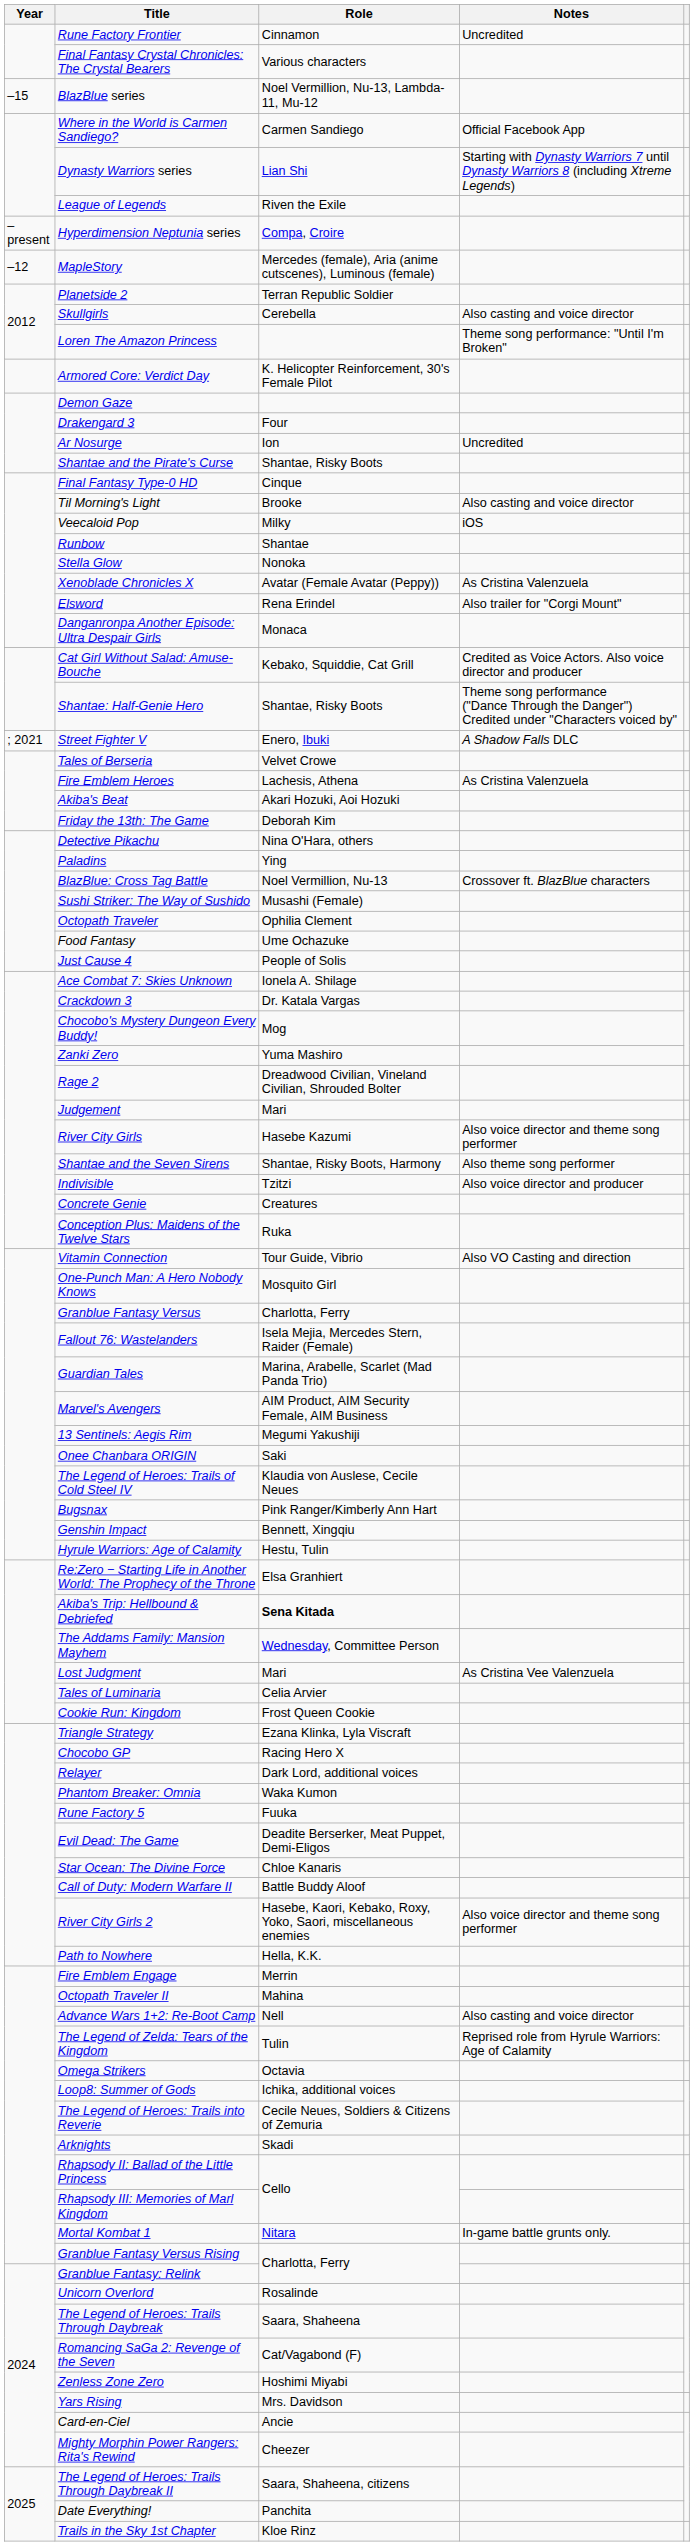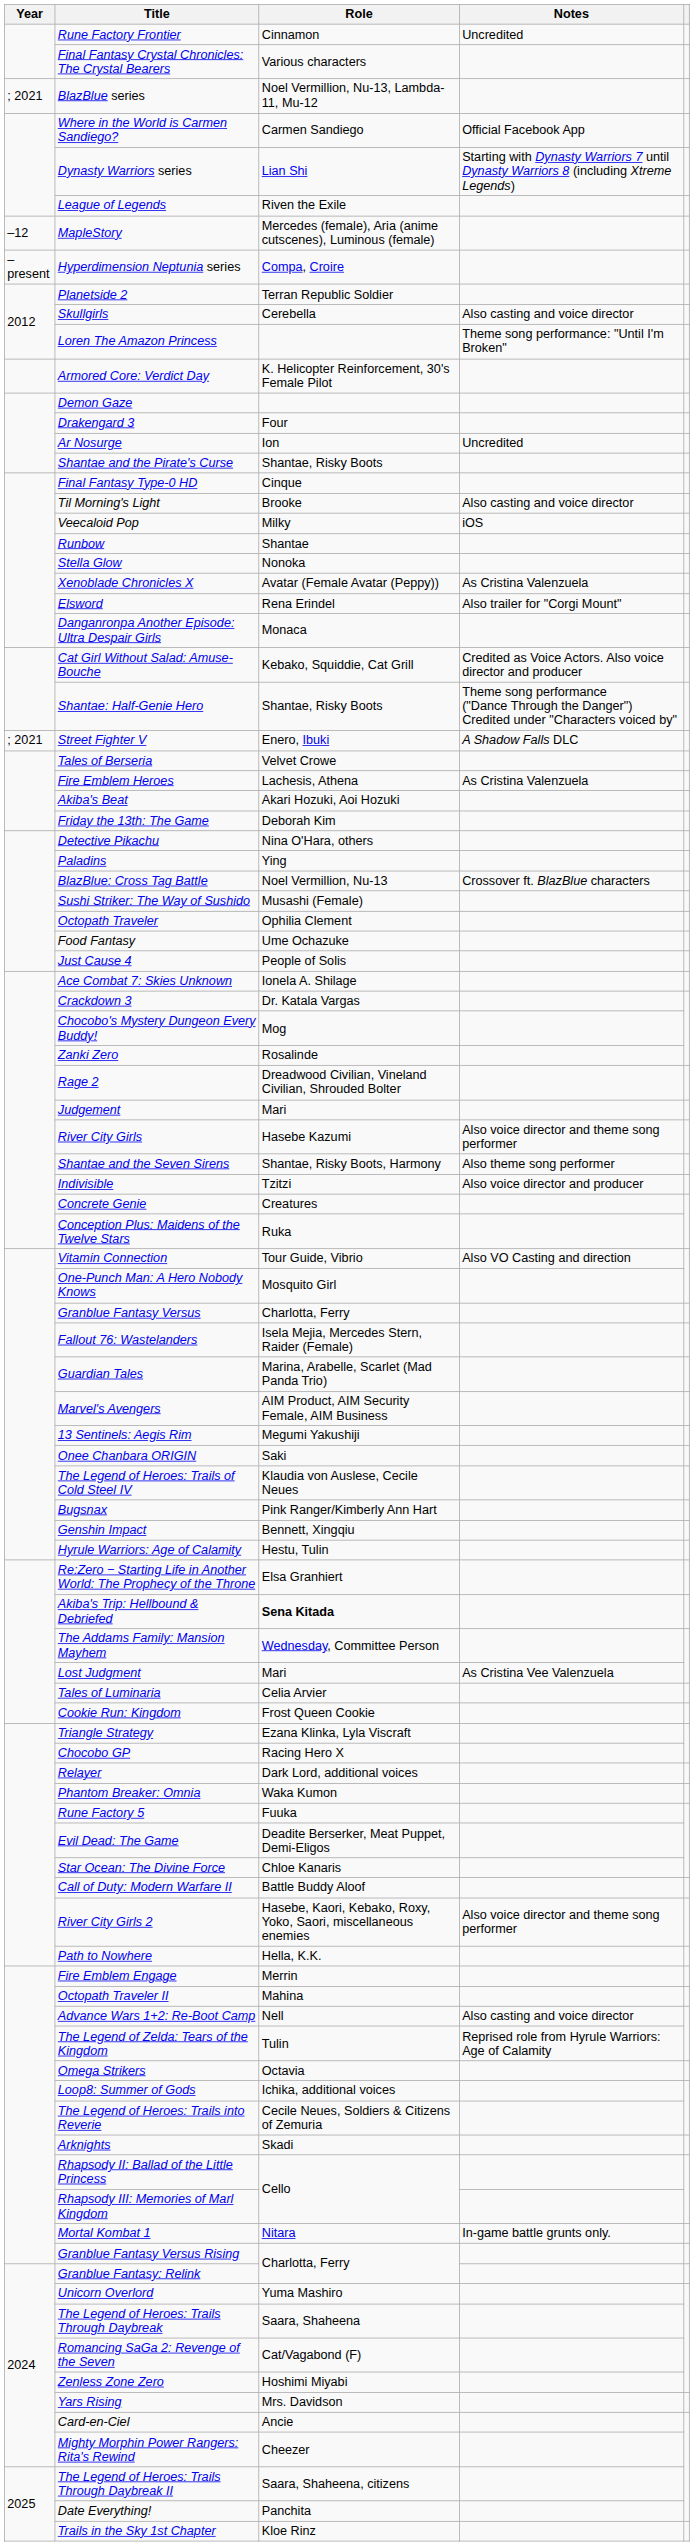(18, 95) –15 -> (25, 95) ; 2021
rows swapped: (90, 267) <-> (149, 233)
(302, 1055) Yuma Mashiro -> (290, 1055) Rosalinde
(290, 2293) Rosalinde -> (302, 2293) Yuma Mashiro
